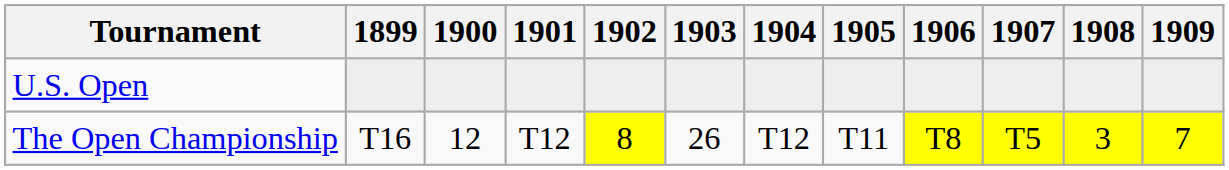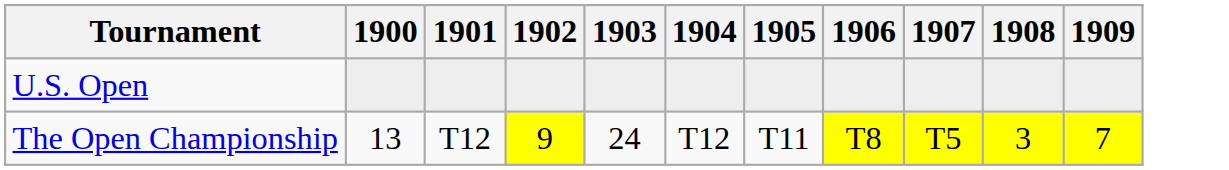- column: (385, 31)
(465, 138) 12 -> (385, 138) 13
(624, 138) 8 -> (545, 138) 9
(704, 138) 26 -> (624, 138) 24
